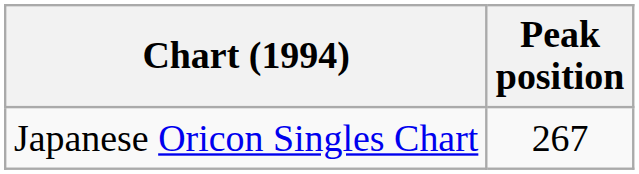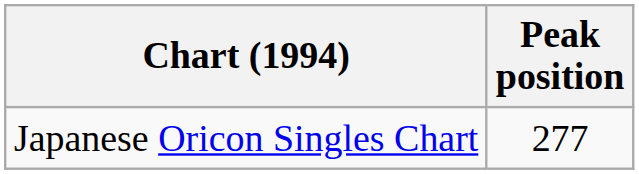(560, 137) 267 -> (560, 137) 277
